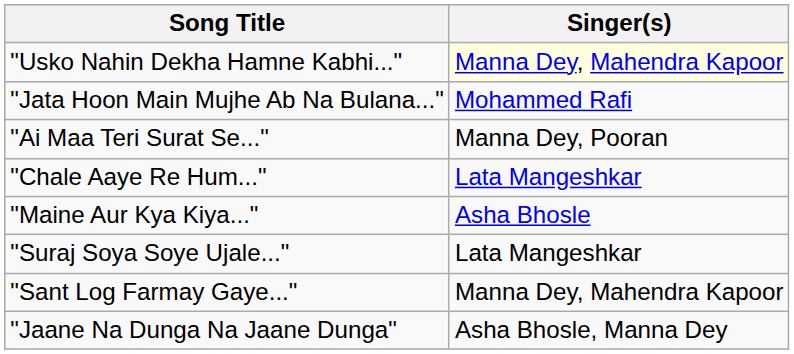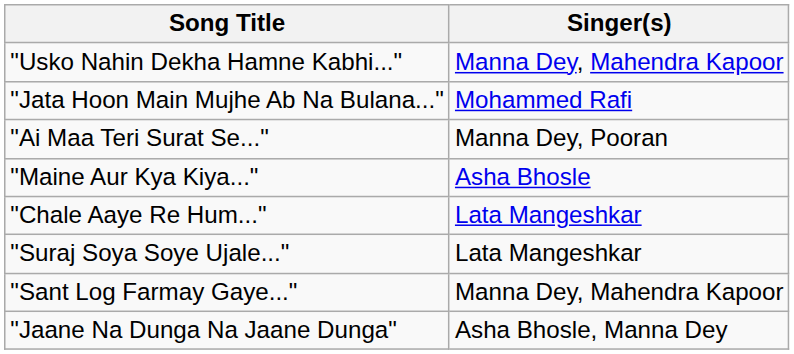(619, 61) lightyellow background -> (619, 61) no background
rows swapped: (138, 176) <-> (134, 215)
